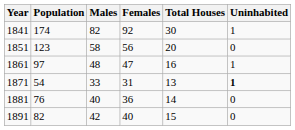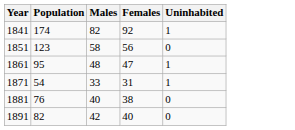- column: (195, 13)
(39, 64) 97 -> (39, 64) 95
(233, 82) bold -> (168, 82) normal
(128, 99) 36 -> (128, 99) 38
